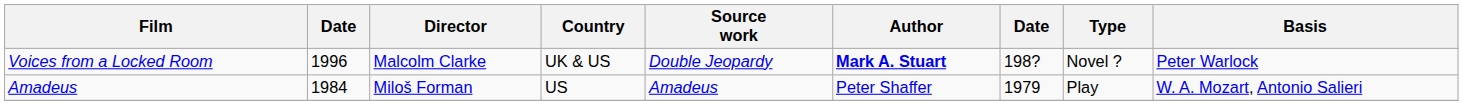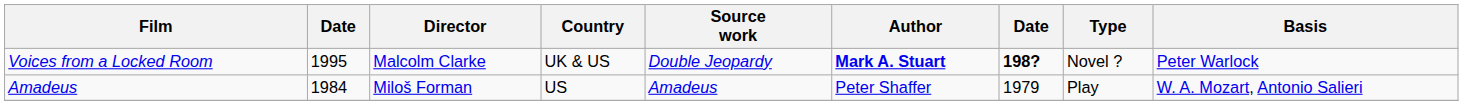(329, 61) 1996 -> (329, 61) 1995
(1022, 61) normal -> (1022, 61) bold
